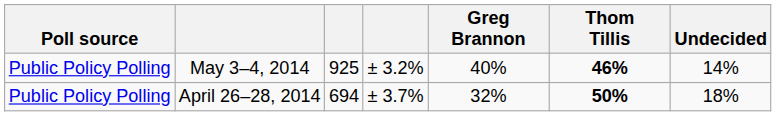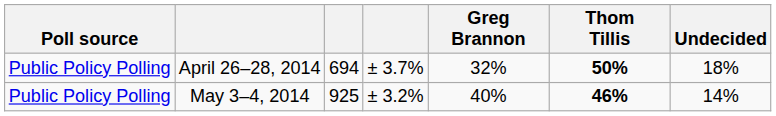rows swapped: (250, 96) <-> (250, 67)
